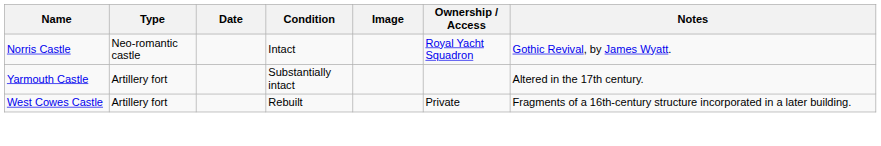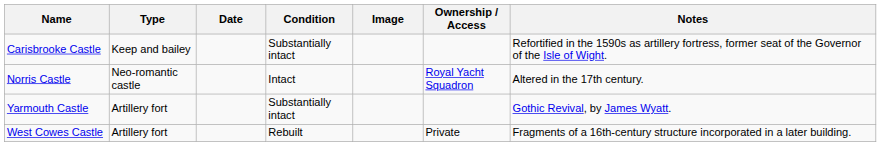+ row: (54, 49)
(592, 49) Gothic Revival, by James Wyatt. -> (578, 79) Altered in the 17th century.
(578, 79) Altered in the 17th century. -> (592, 109) Gothic Revival, by James Wyatt.
